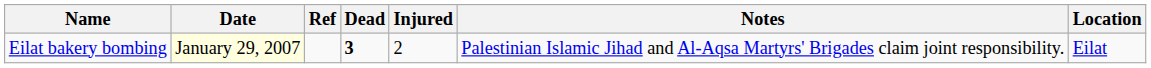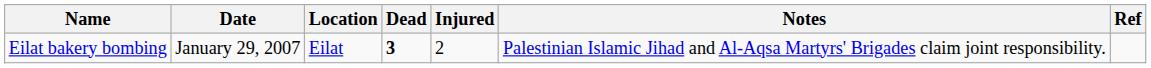columns swapped: (1107, 18) <-> (322, 18)
(238, 47) lightyellow background -> (238, 47) no background
